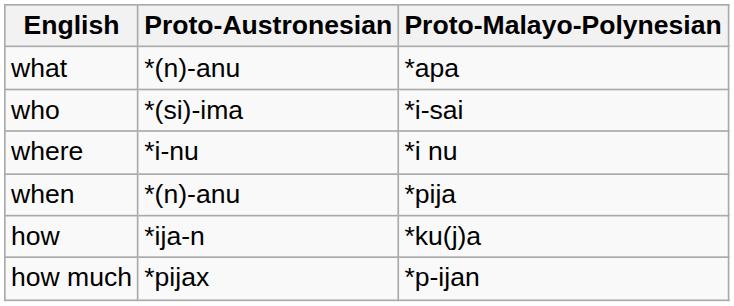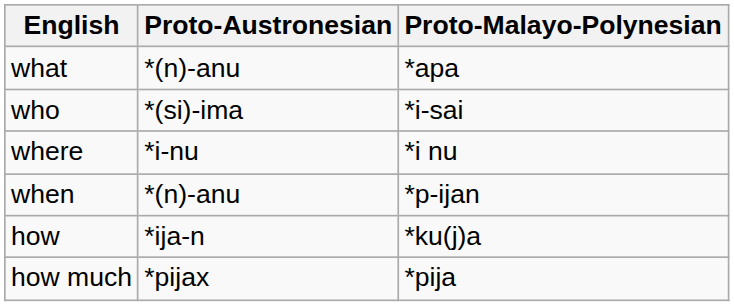(430, 194) *pija -> (442, 194) *p-ijan
(442, 278) *p-ijan -> (430, 278) *pija
